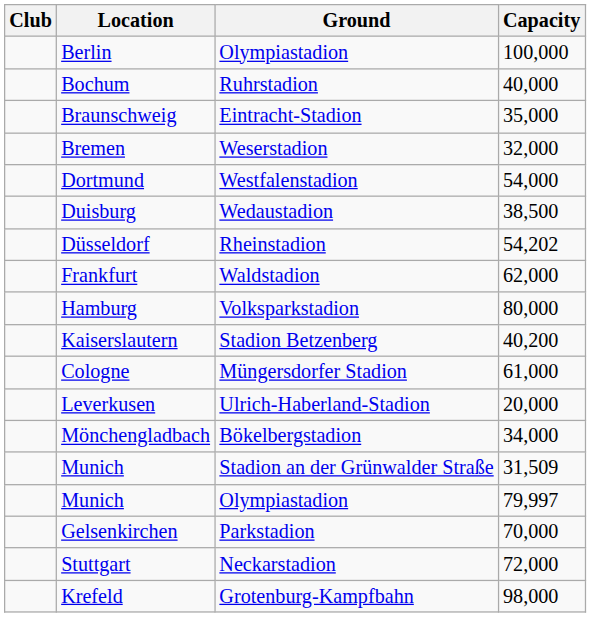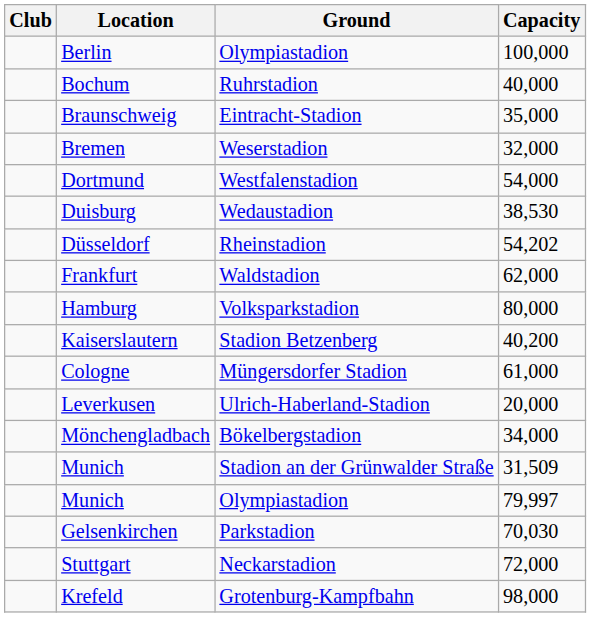(531, 212) 38,500 -> (531, 212) 38,530
(531, 532) 70,000 -> (531, 532) 70,030
